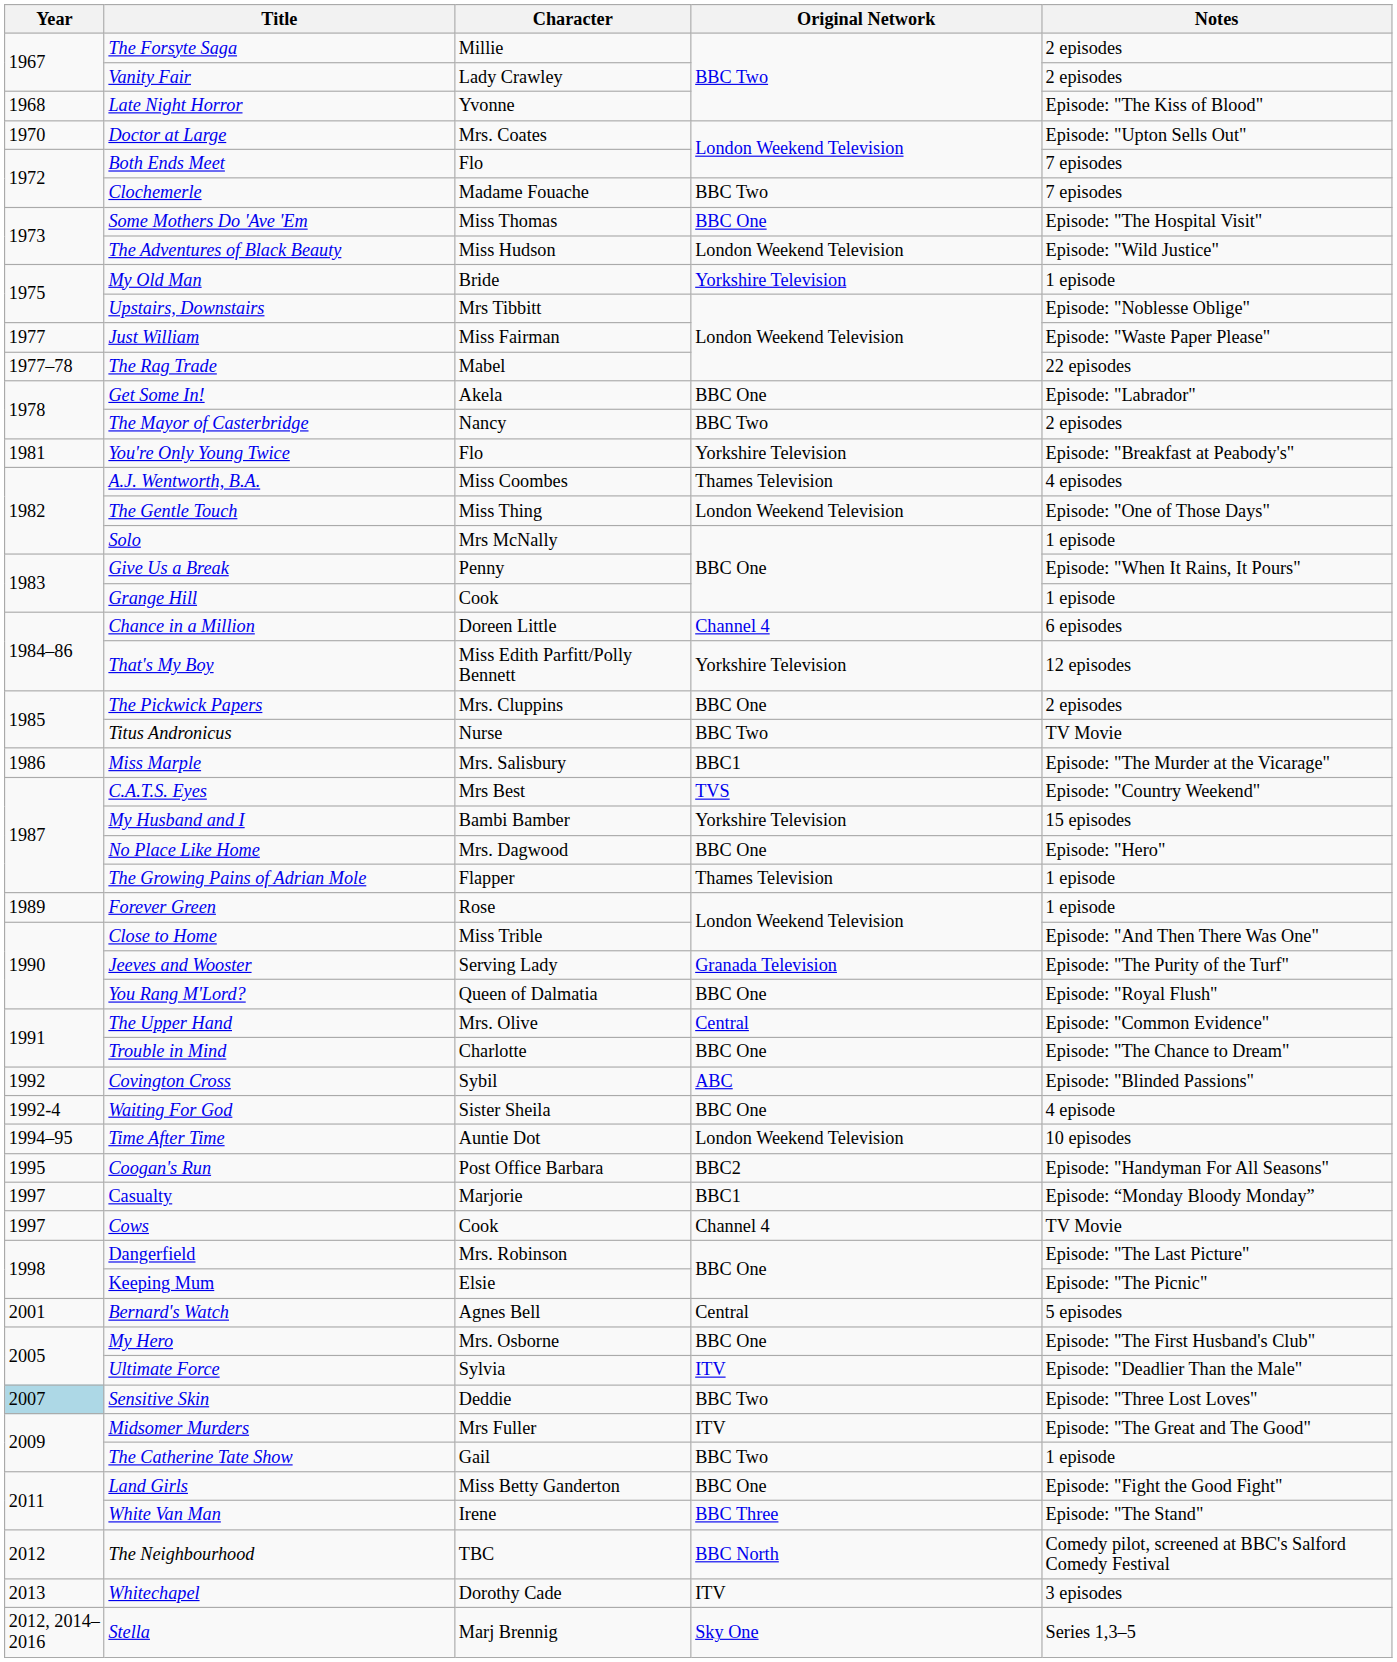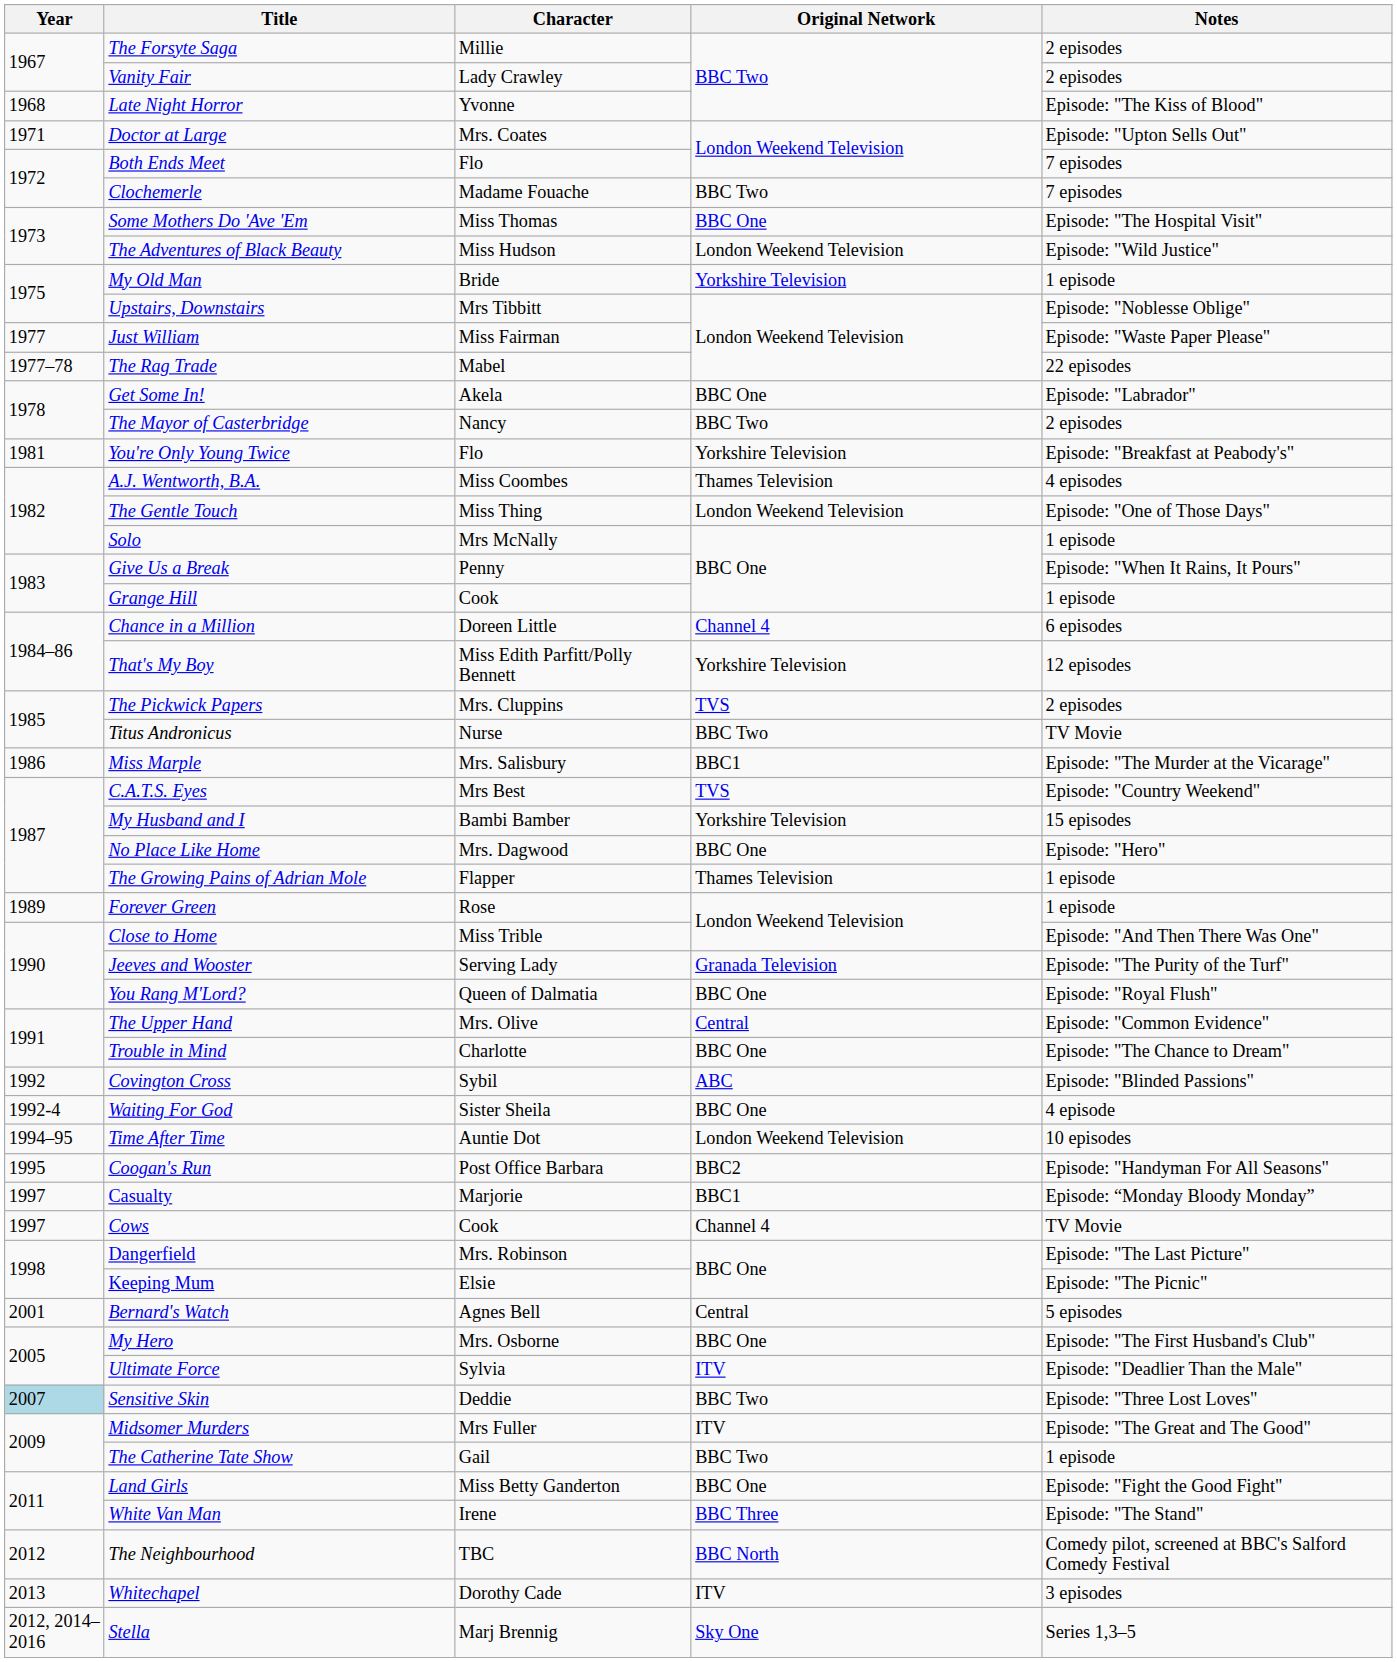(27, 134) 1970 -> (27, 134) 1971
(731, 704) BBC One -> (712, 704) TVS
